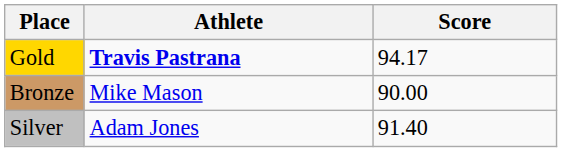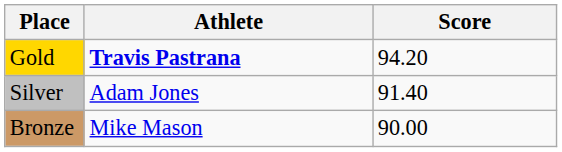(403, 57) 94.17 -> (403, 57) 94.20
rows swapped: (36, 127) <-> (42, 92)
